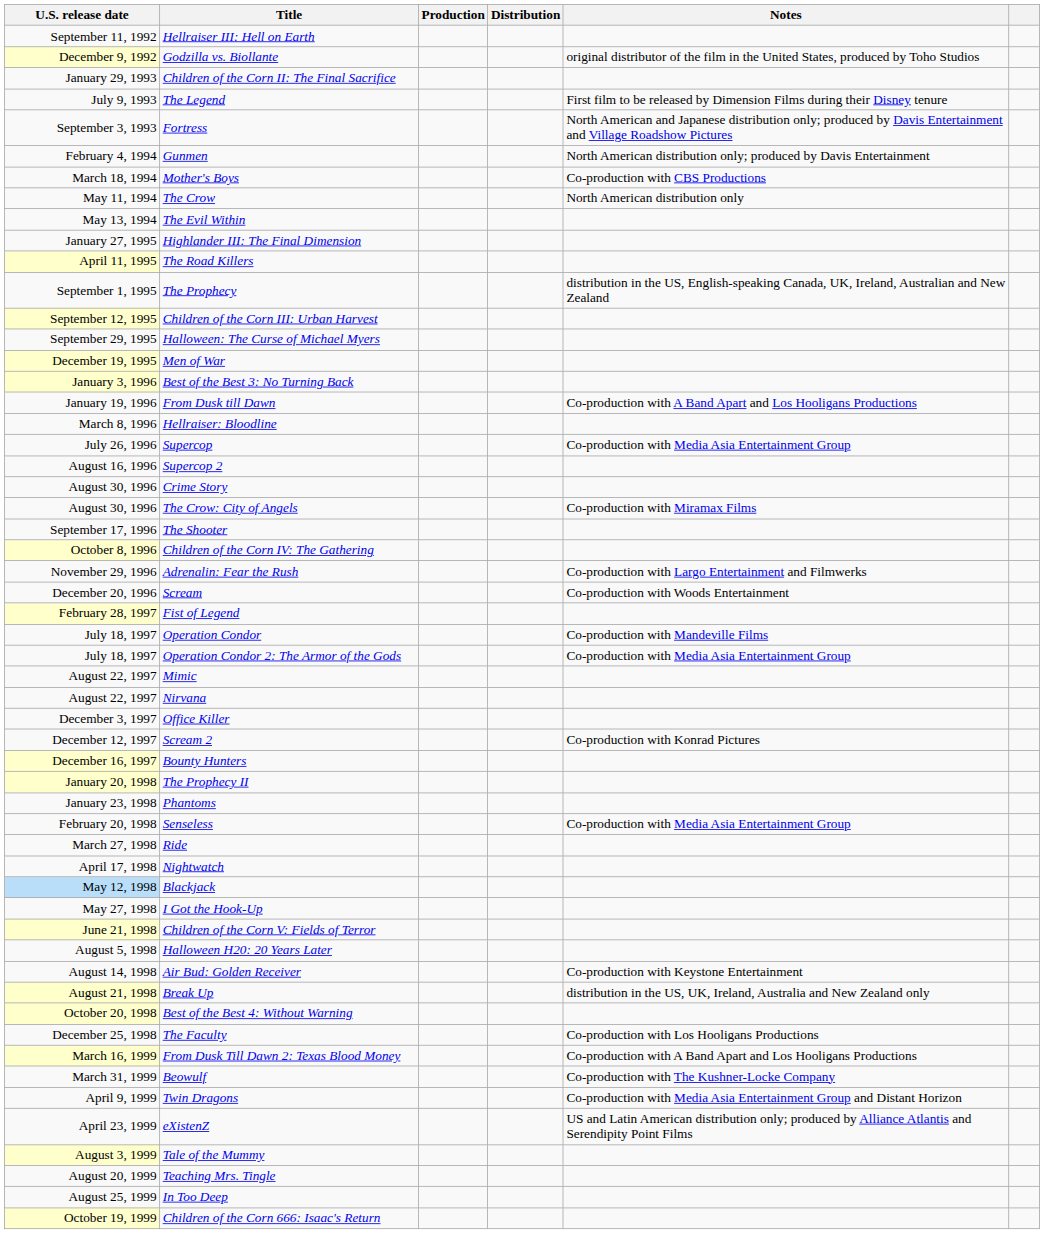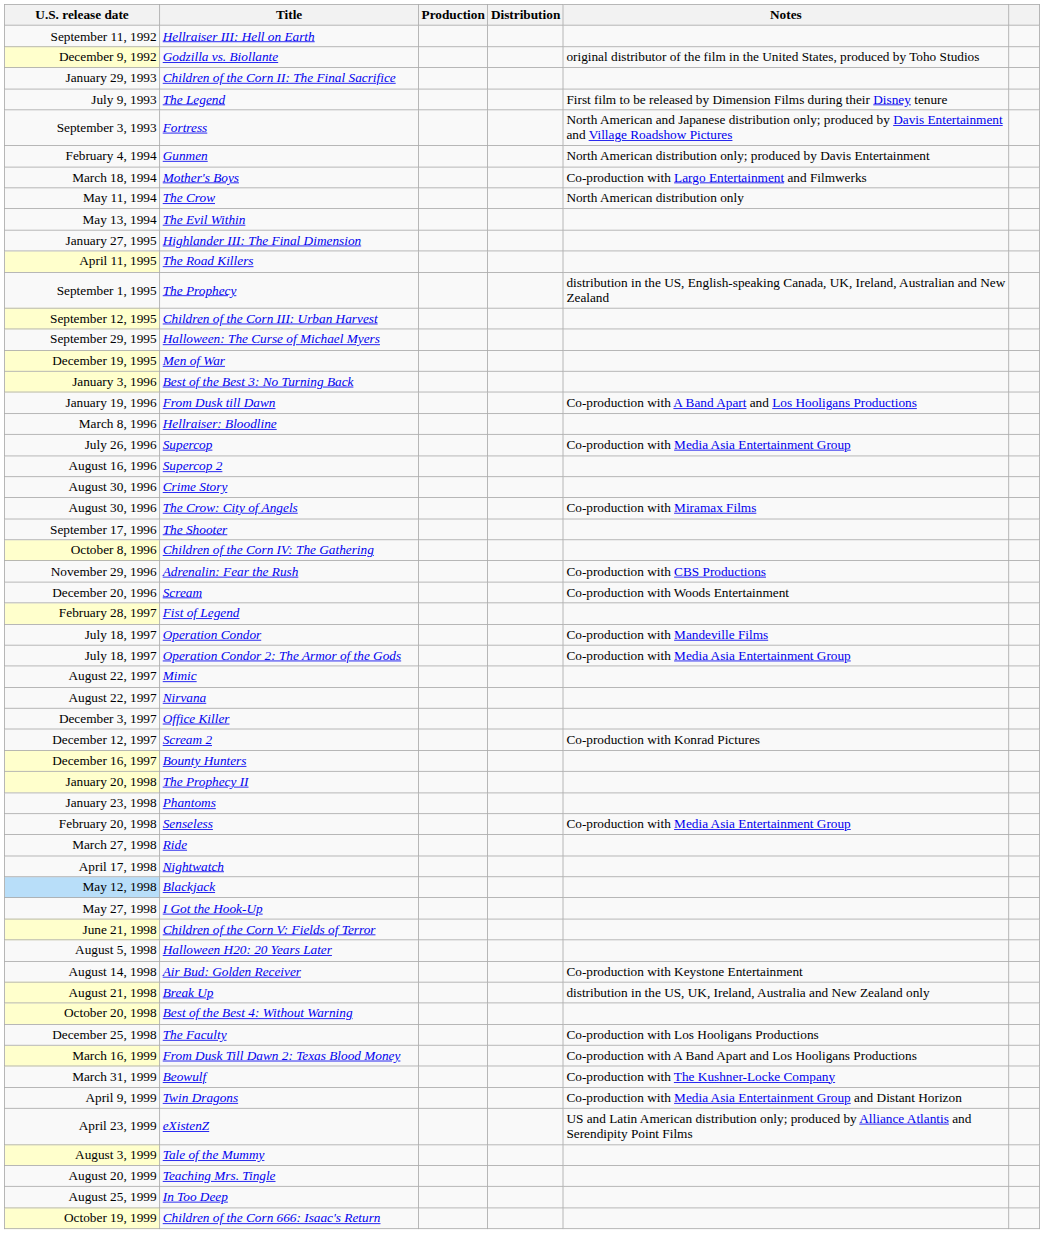(666, 177) Co-production with CBS Productions -> (717, 177) Co-production with Largo Entertainment and Filmwerks
(717, 571) Co-production with Largo Entertainment and Filmwerks -> (666, 571) Co-production with CBS Productions
